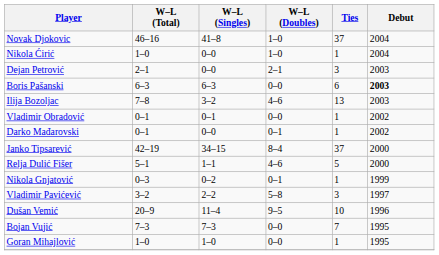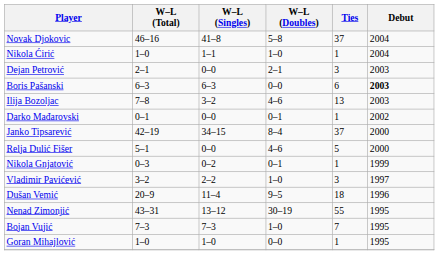(275, 38) 1–0 -> (275, 38) 5–8
(209, 54) 0–0 -> (209, 54) 1–1
- row: (45, 116)
(209, 163) 1–1 -> (209, 147) 0–0
(275, 194) 5–8 -> (275, 179) 1–0
(339, 210) 10 -> (339, 194) 18
+ row: (38, 210)
(275, 225) 0–0 -> (275, 225) 1–0
